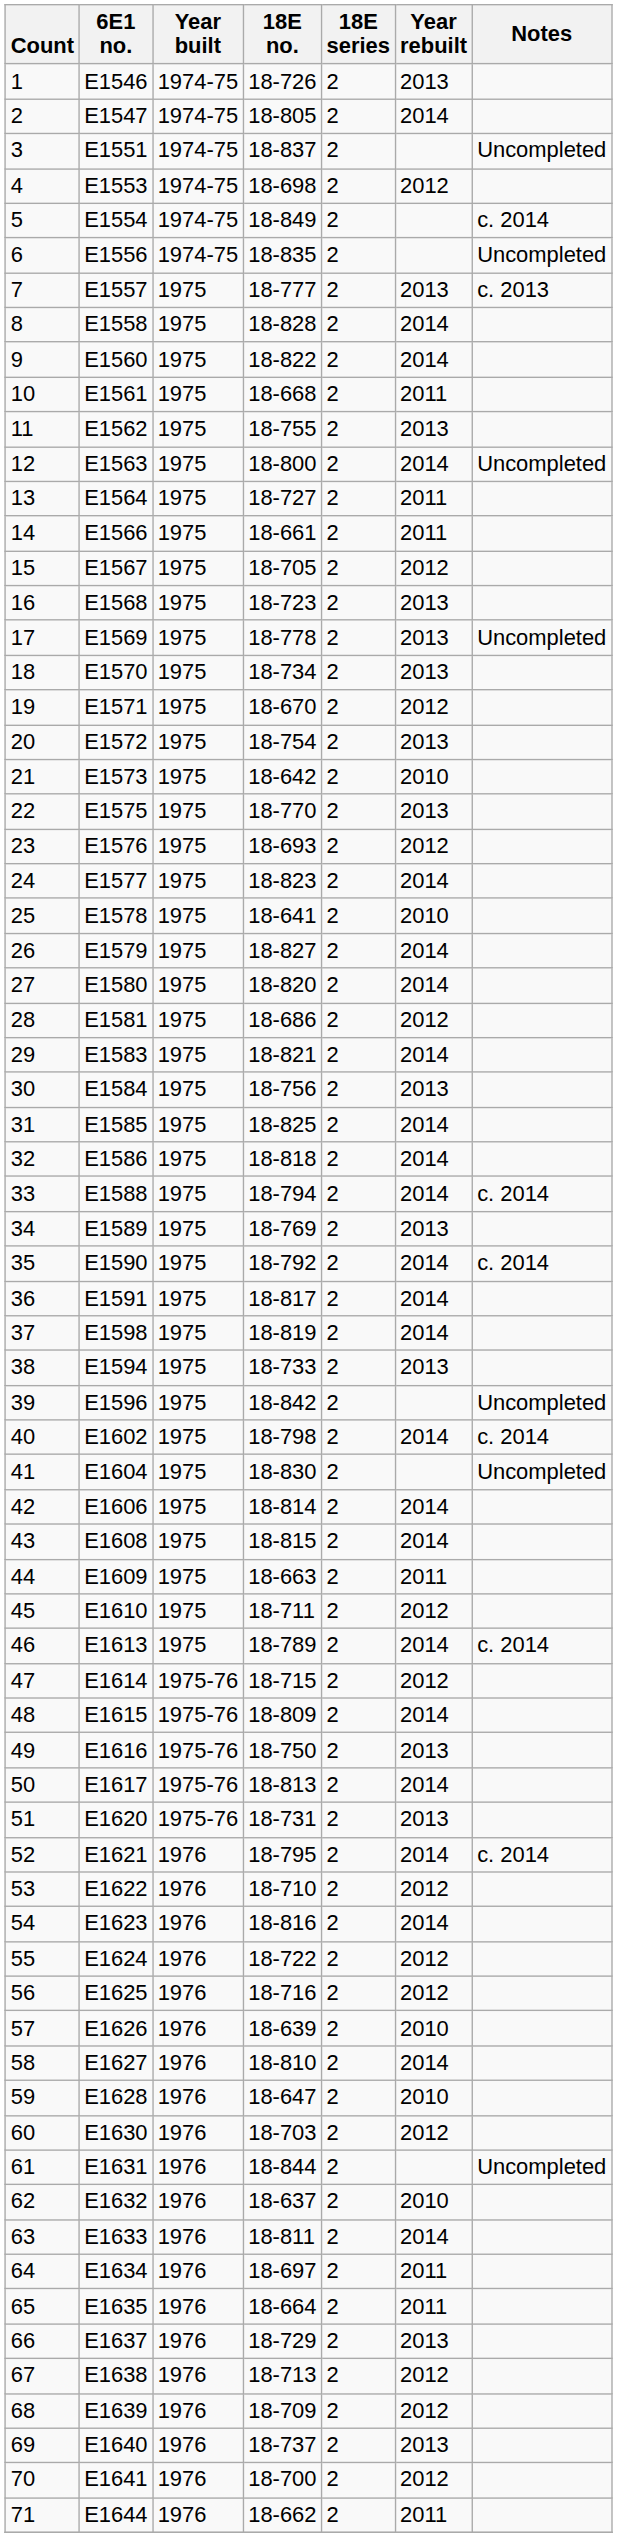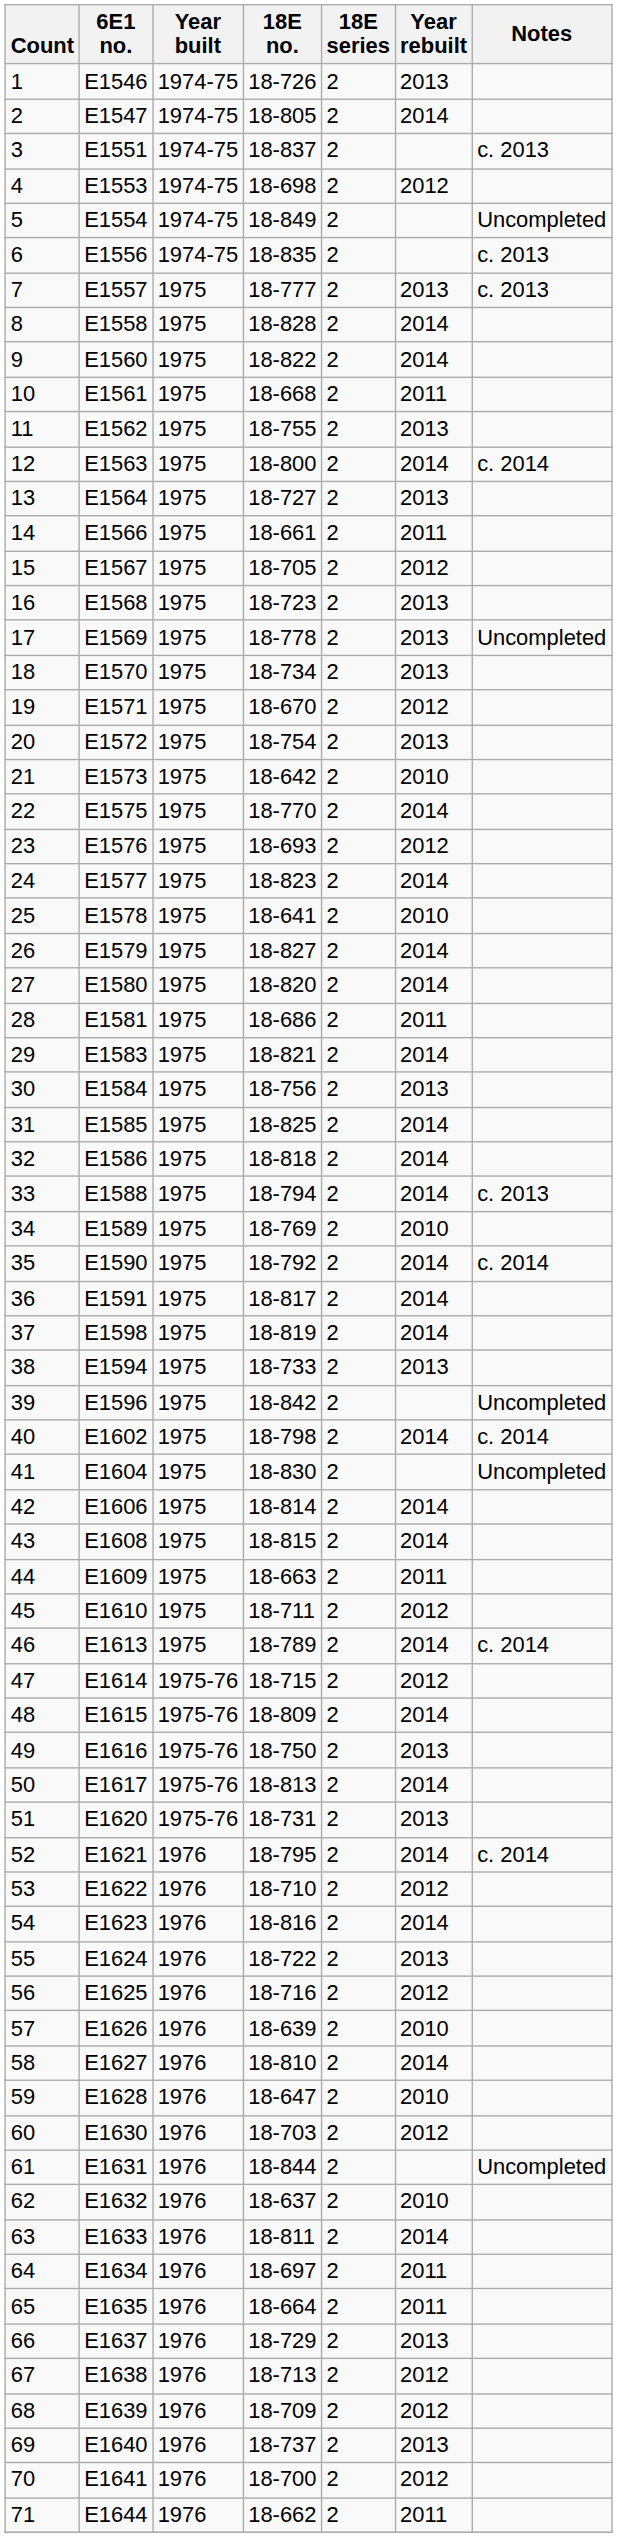(542, 150) Uncompleted -> (513, 150) c. 2013
(513, 220) c. 2014 -> (542, 220) Uncompleted
(542, 255) Uncompleted -> (513, 255) c. 2013
(542, 463) Uncompleted -> (513, 463) c. 2014
(424, 498) 2011 -> (424, 498) 2013
(424, 811) 2013 -> (424, 811) 2014
(424, 1019) 2012 -> (424, 1019) 2011
(513, 1193) c. 2014 -> (513, 1193) c. 2013
(424, 1228) 2013 -> (424, 1228) 2010
(424, 1958) 2012 -> (424, 1958) 2013
